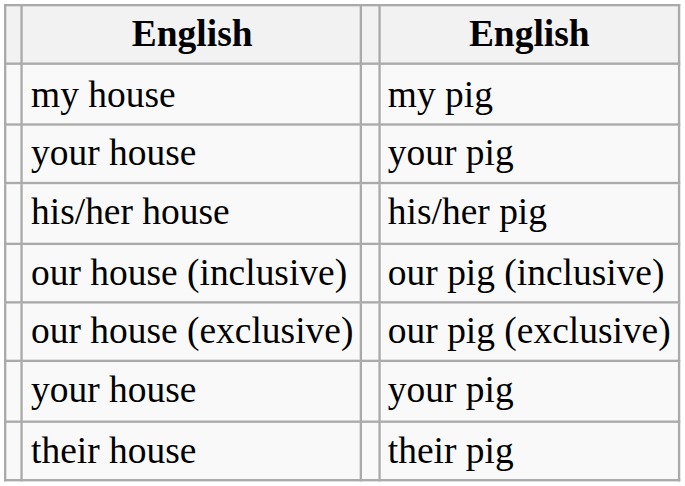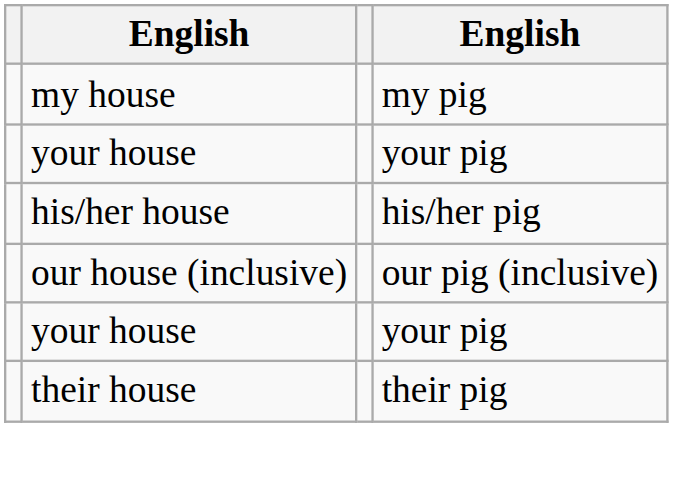- row: (192, 331)
